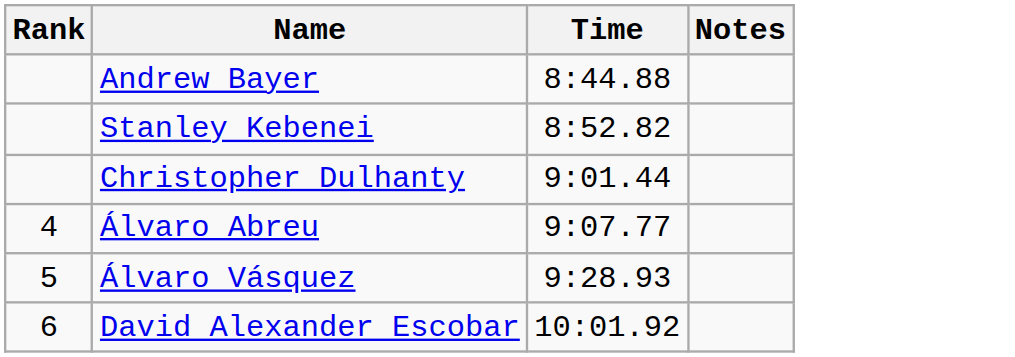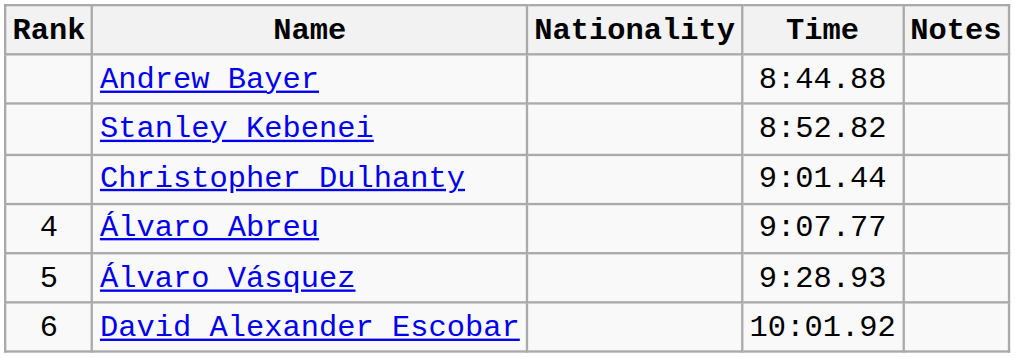+ column: (635, 30)
